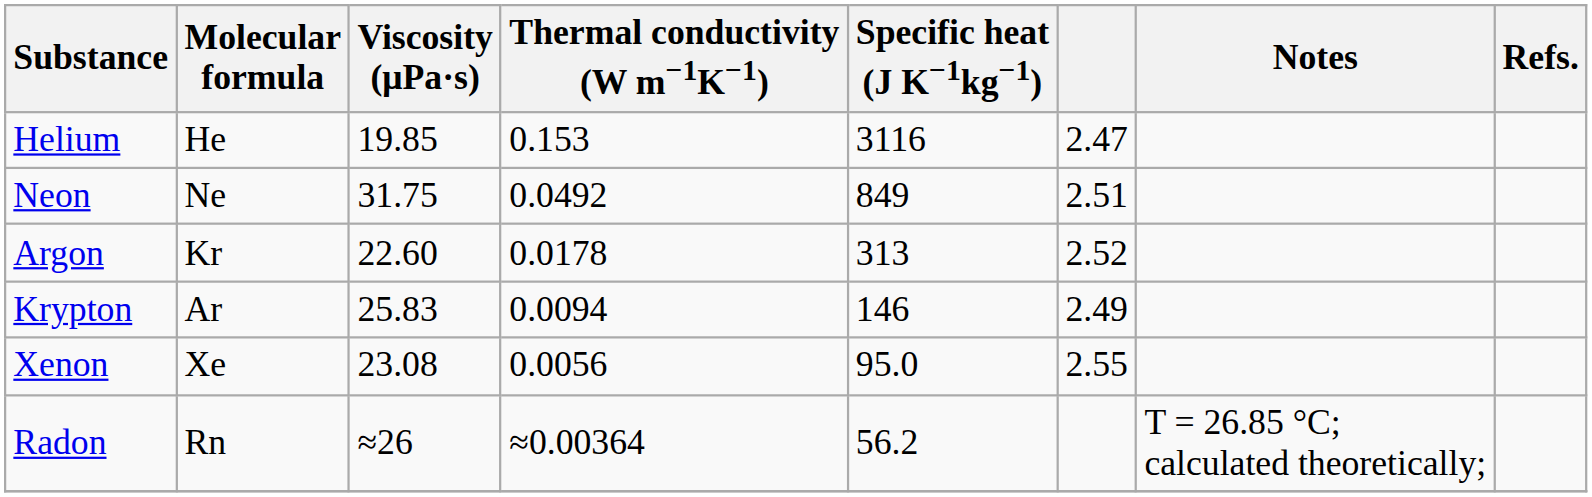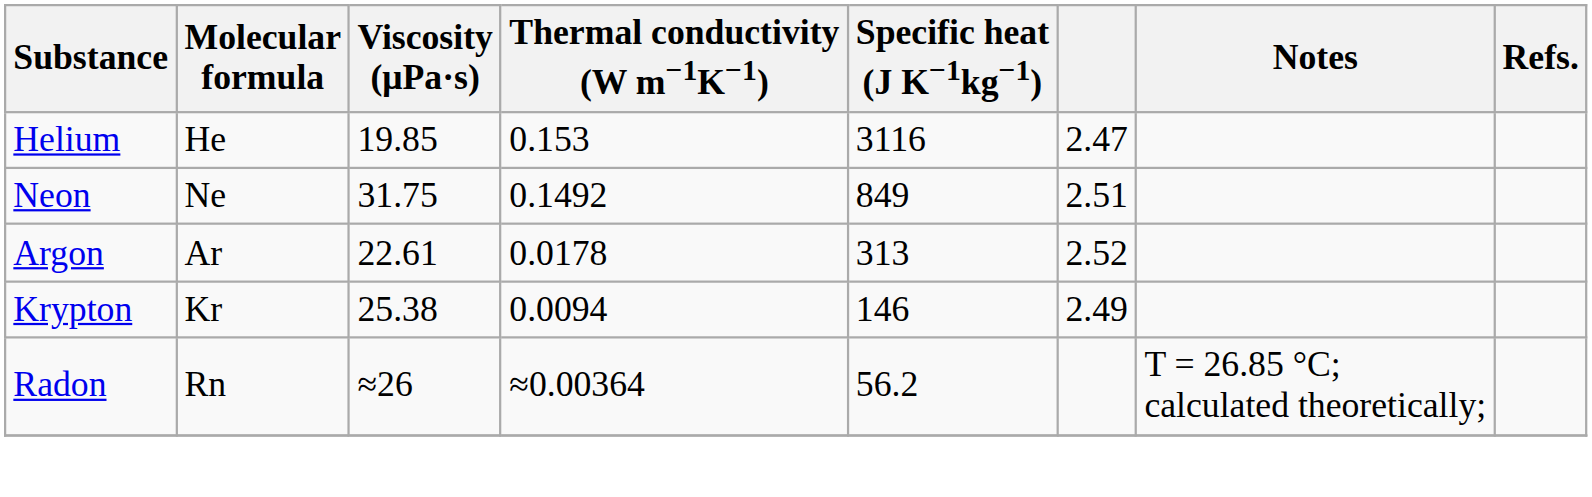(558, 195) 0.0492 -> (558, 195) 0.1492
(203, 252) Kr -> (203, 252) Ar
(398, 252) 22.60 -> (398, 252) 22.61
(203, 308) Ar -> (203, 308) Kr
(398, 308) 25.83 -> (398, 308) 25.38
- row: (61, 365)
